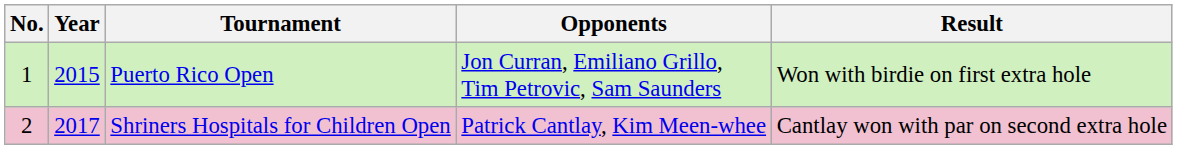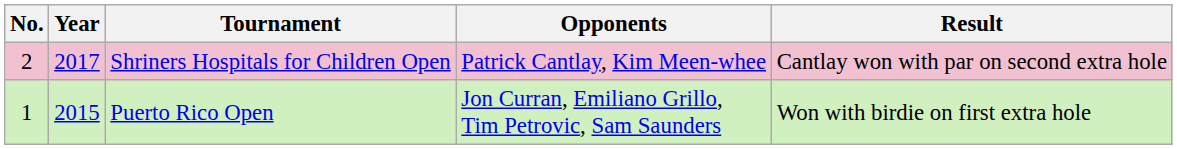rows swapped: (192, 74) <-> (281, 125)
